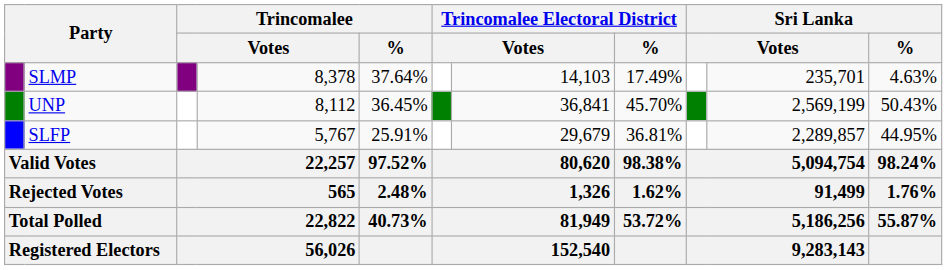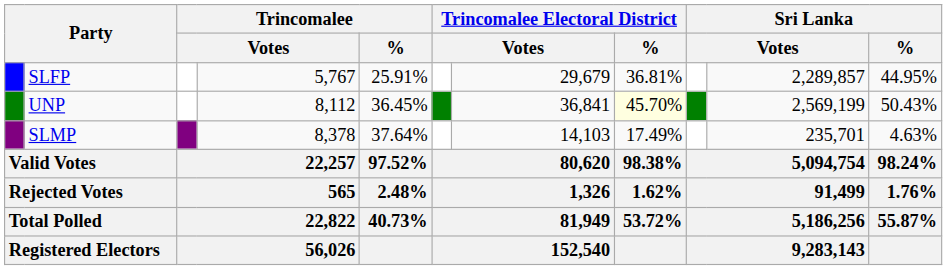rows swapped: (52, 76) <-> (49, 134)
(654, 105) no background -> (654, 105) lightyellow background
